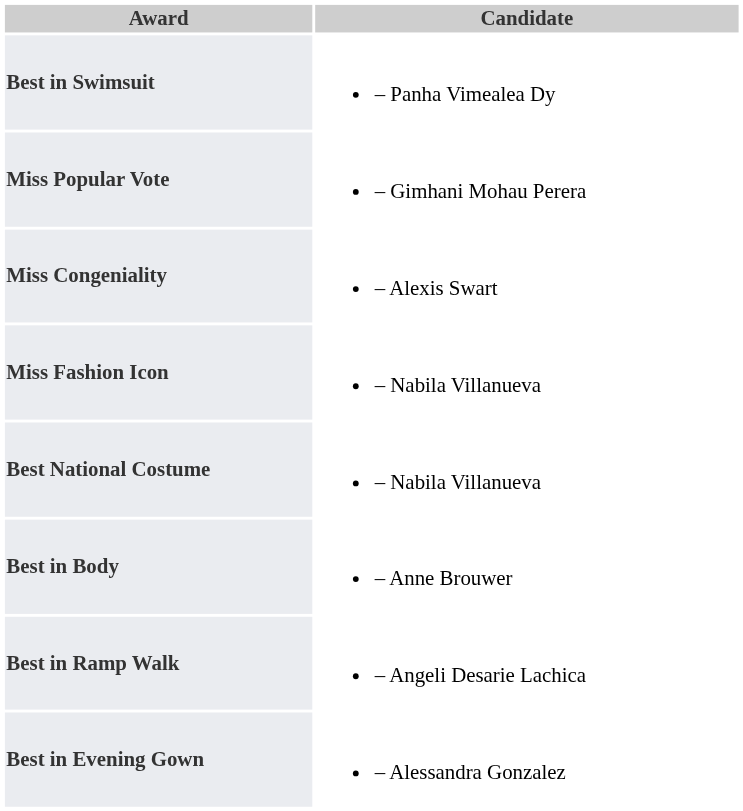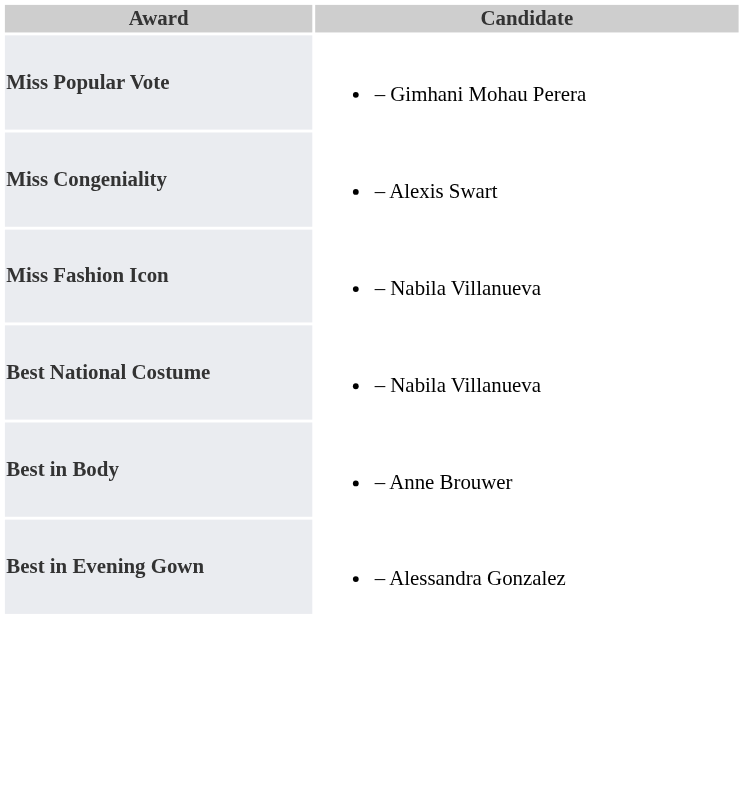- row: (81, 82)
- row: (93, 663)
